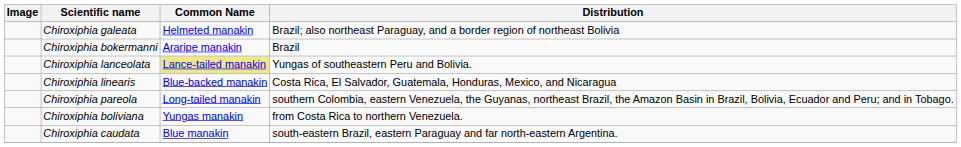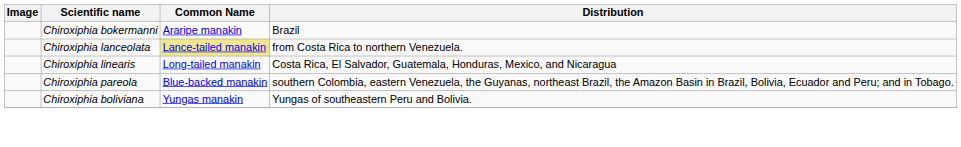- row: (90, 30)
(372, 64) Yungas of southeastern Peru and Bolivia. -> (368, 47) from Costa Rica to northern Venezuela.
(215, 82) Blue-backed manakin -> (212, 64) Long-tailed manakin
(212, 99) Long-tailed manakin -> (215, 82) Blue-backed manakin
(368, 116) from Costa Rica to northern Venezuela. -> (372, 99) Yungas of southeastern Peru and Bolivia.
- row: (91, 133)
